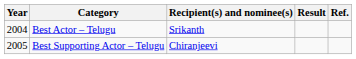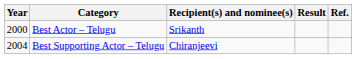(17, 29) 2004 -> (17, 29) 2000
(17, 45) 2005 -> (17, 45) 2004
